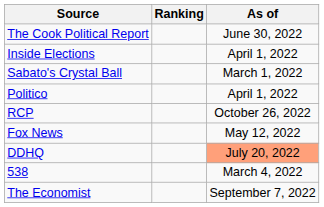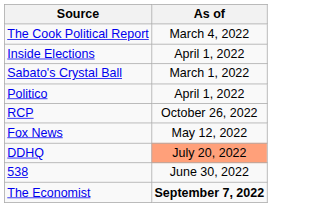- column: (179, 14)
(263, 34) June 30, 2022 -> (209, 34) March 4, 2022
(263, 172) March 4, 2022 -> (209, 172) June 30, 2022
(263, 192) normal -> (209, 192) bold
